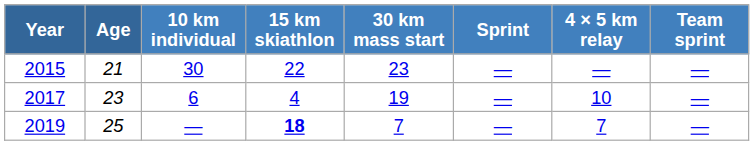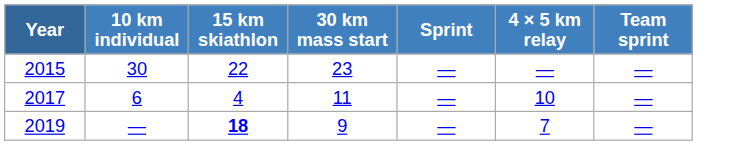- column: (113, 29)
(399, 97) 19 -> (342, 97) 11
(399, 126) 7 -> (342, 126) 9
